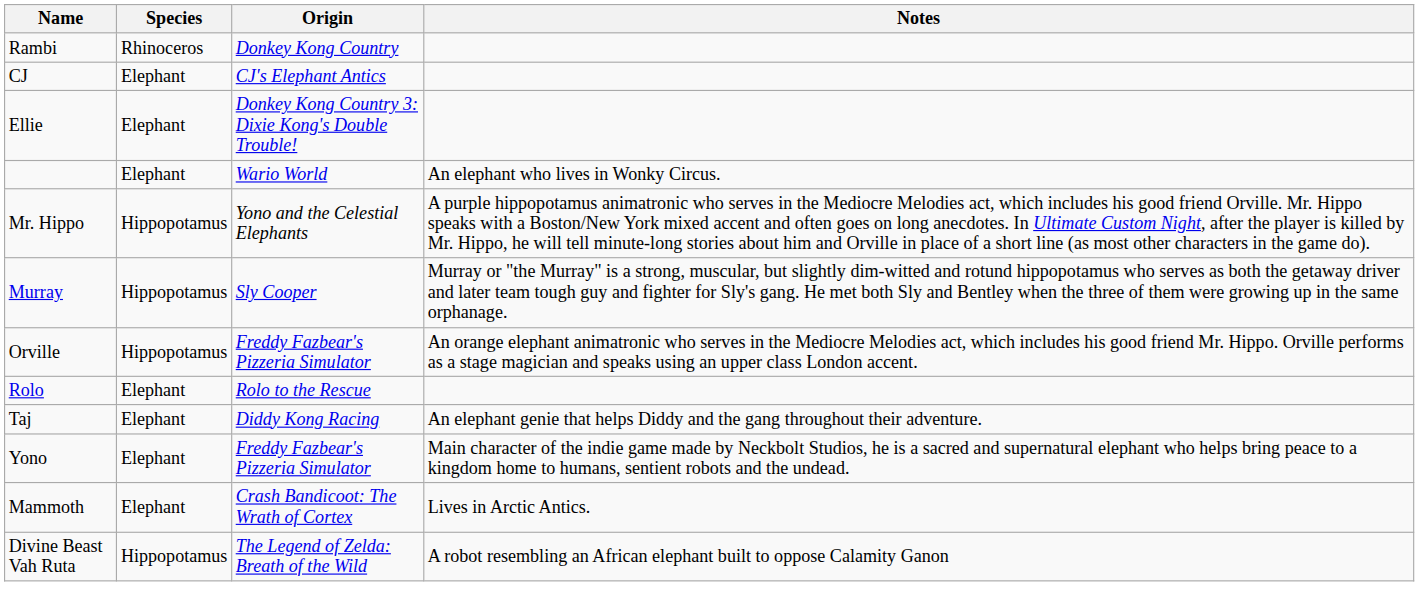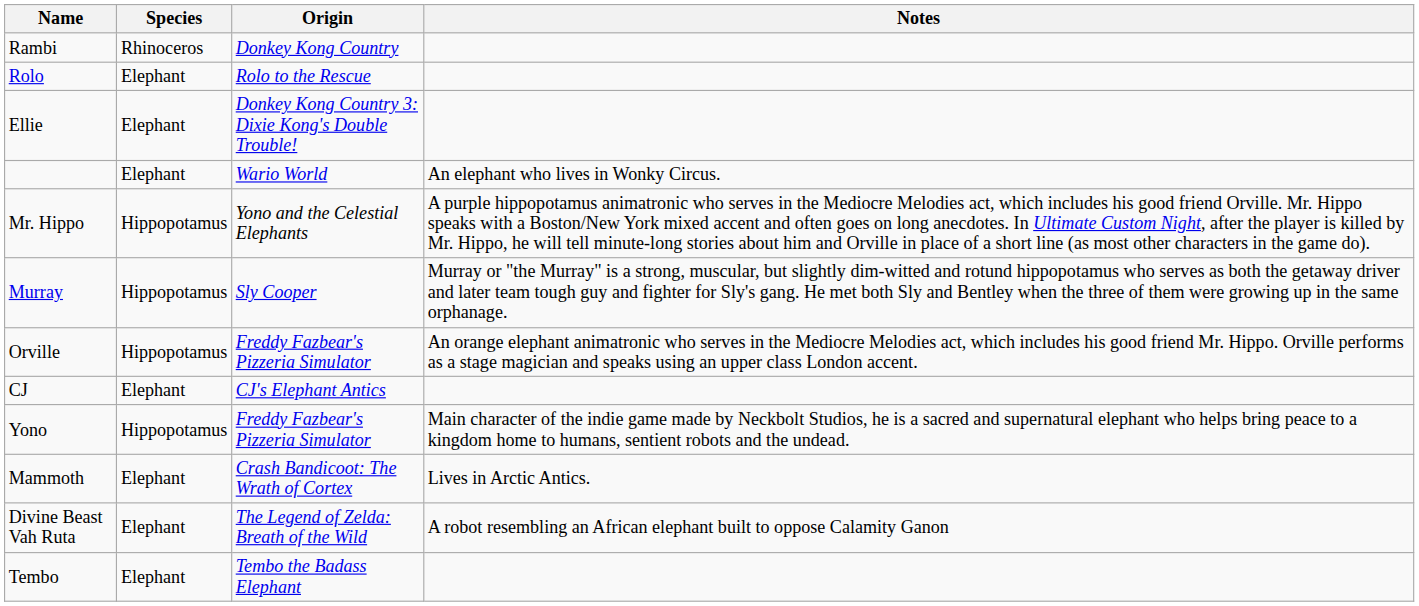rows swapped: (18, 76) <-> (26, 390)
- row: (20, 419)
(153, 458) Elephant -> (174, 429) Hippopotamus
(174, 556) Hippopotamus -> (153, 527) Elephant
+ row: (34, 576)
